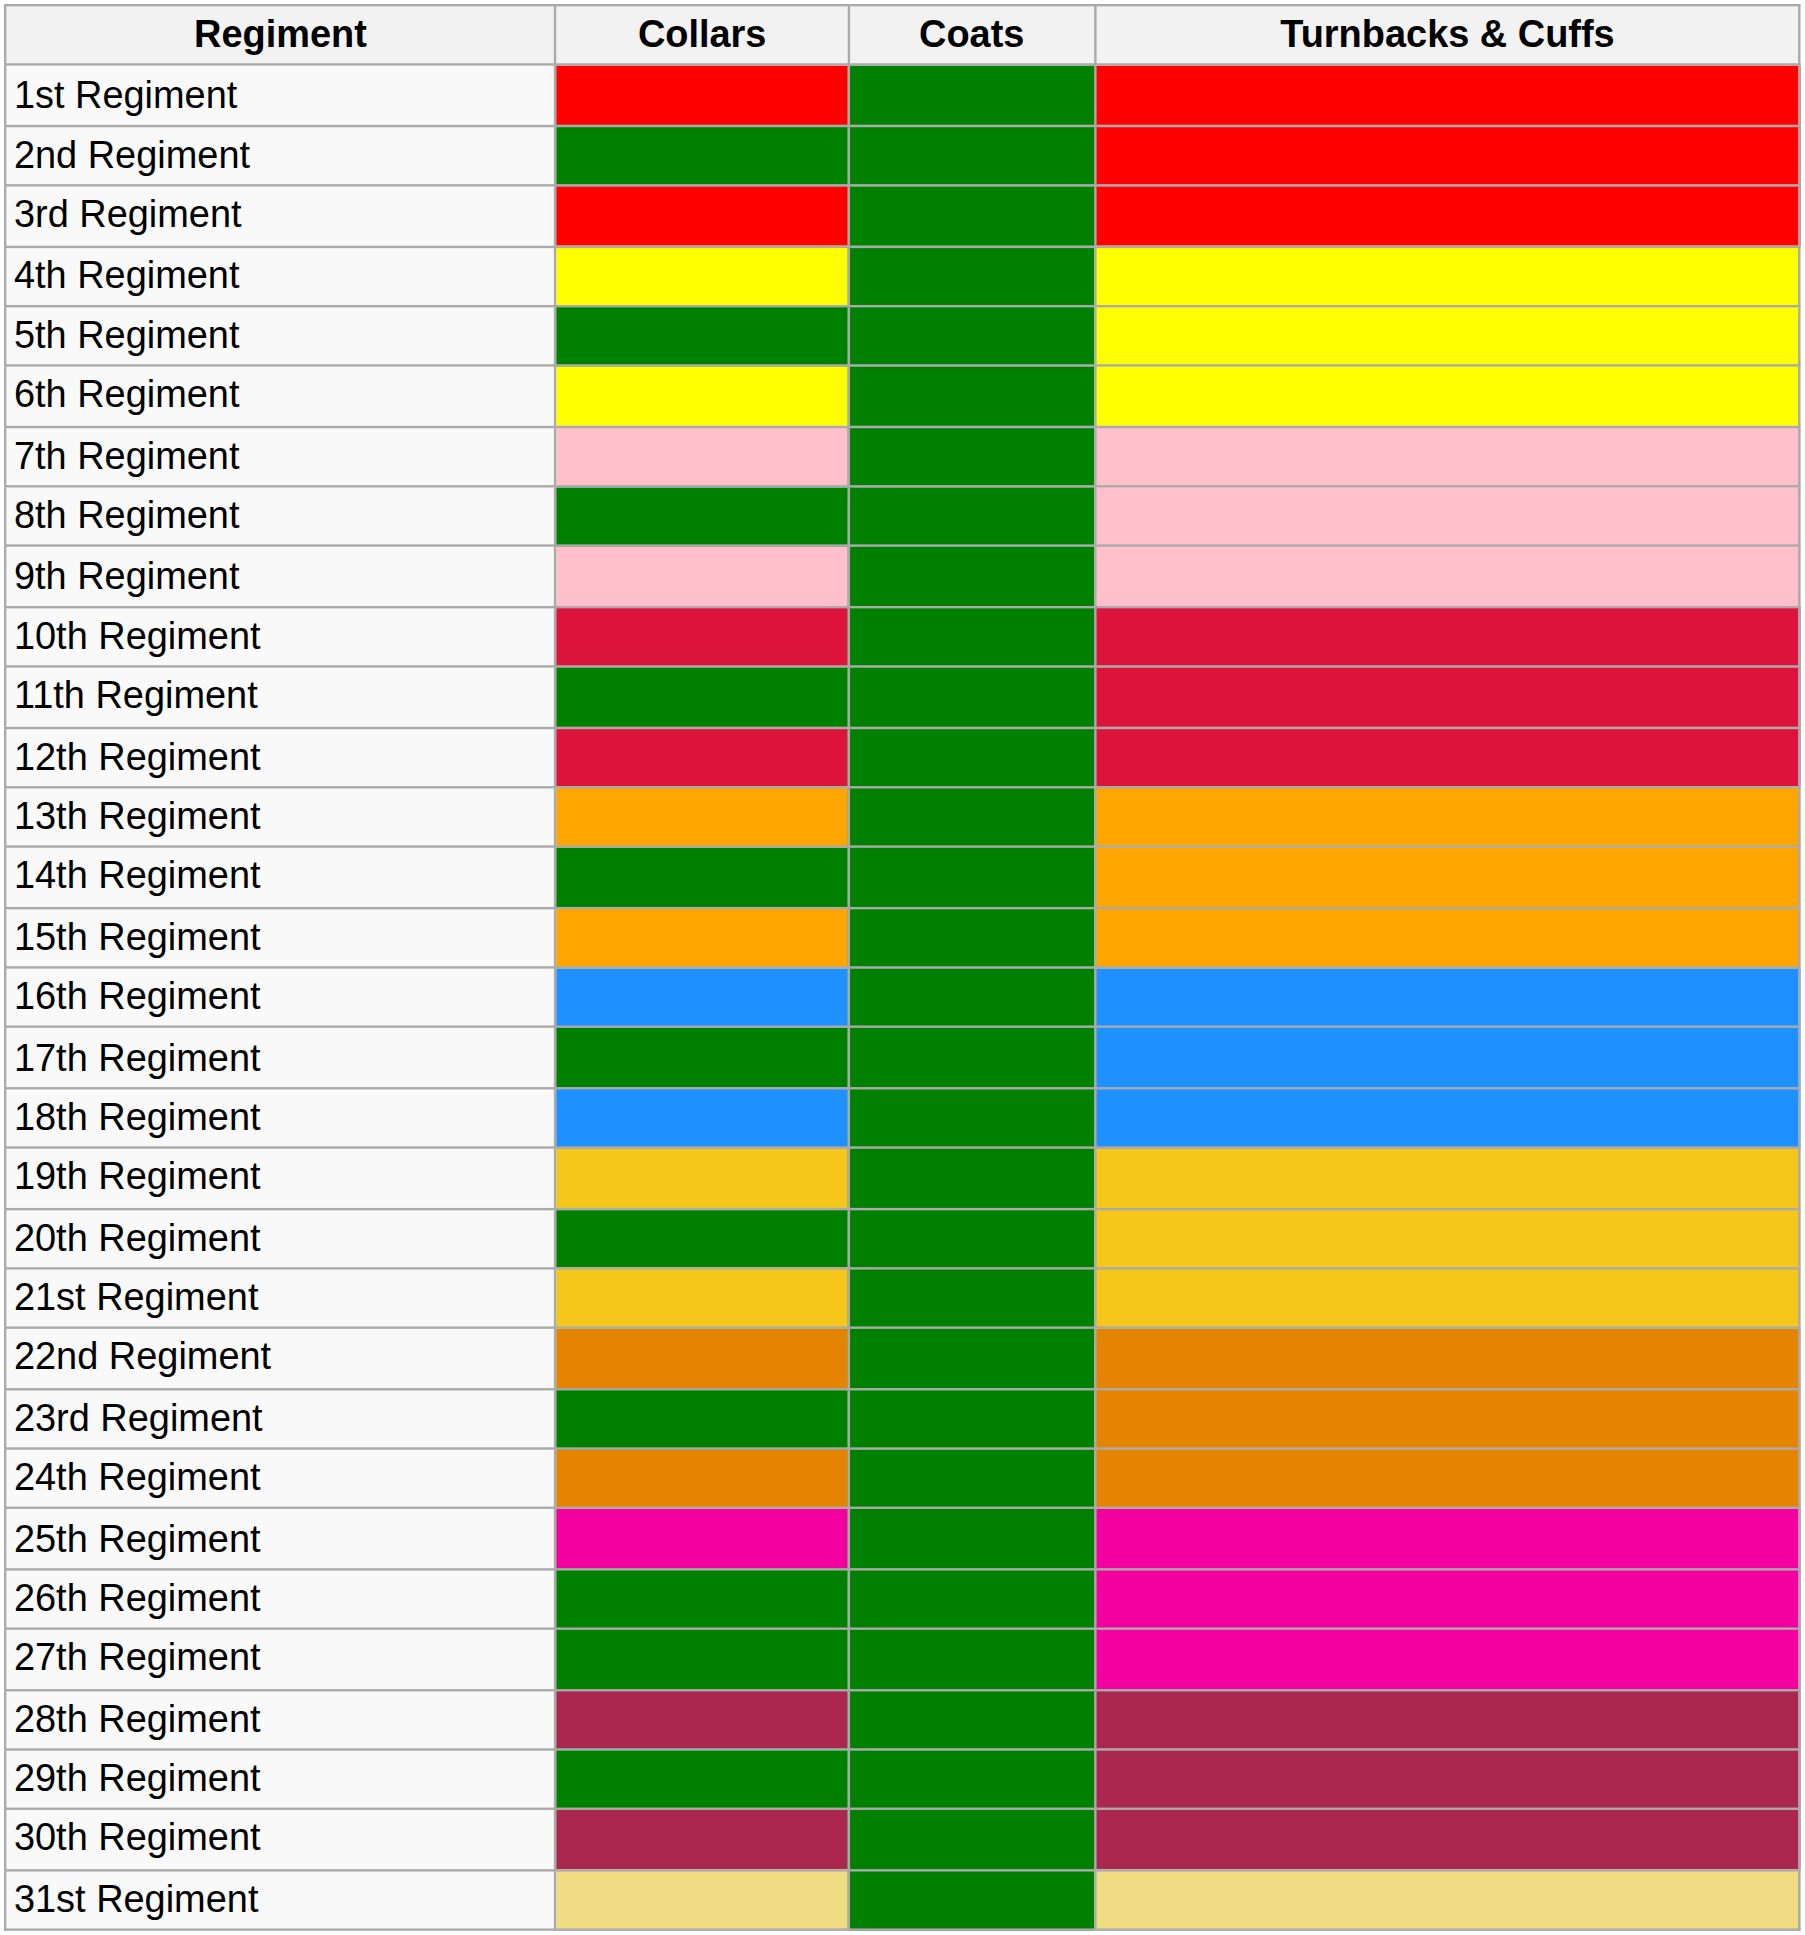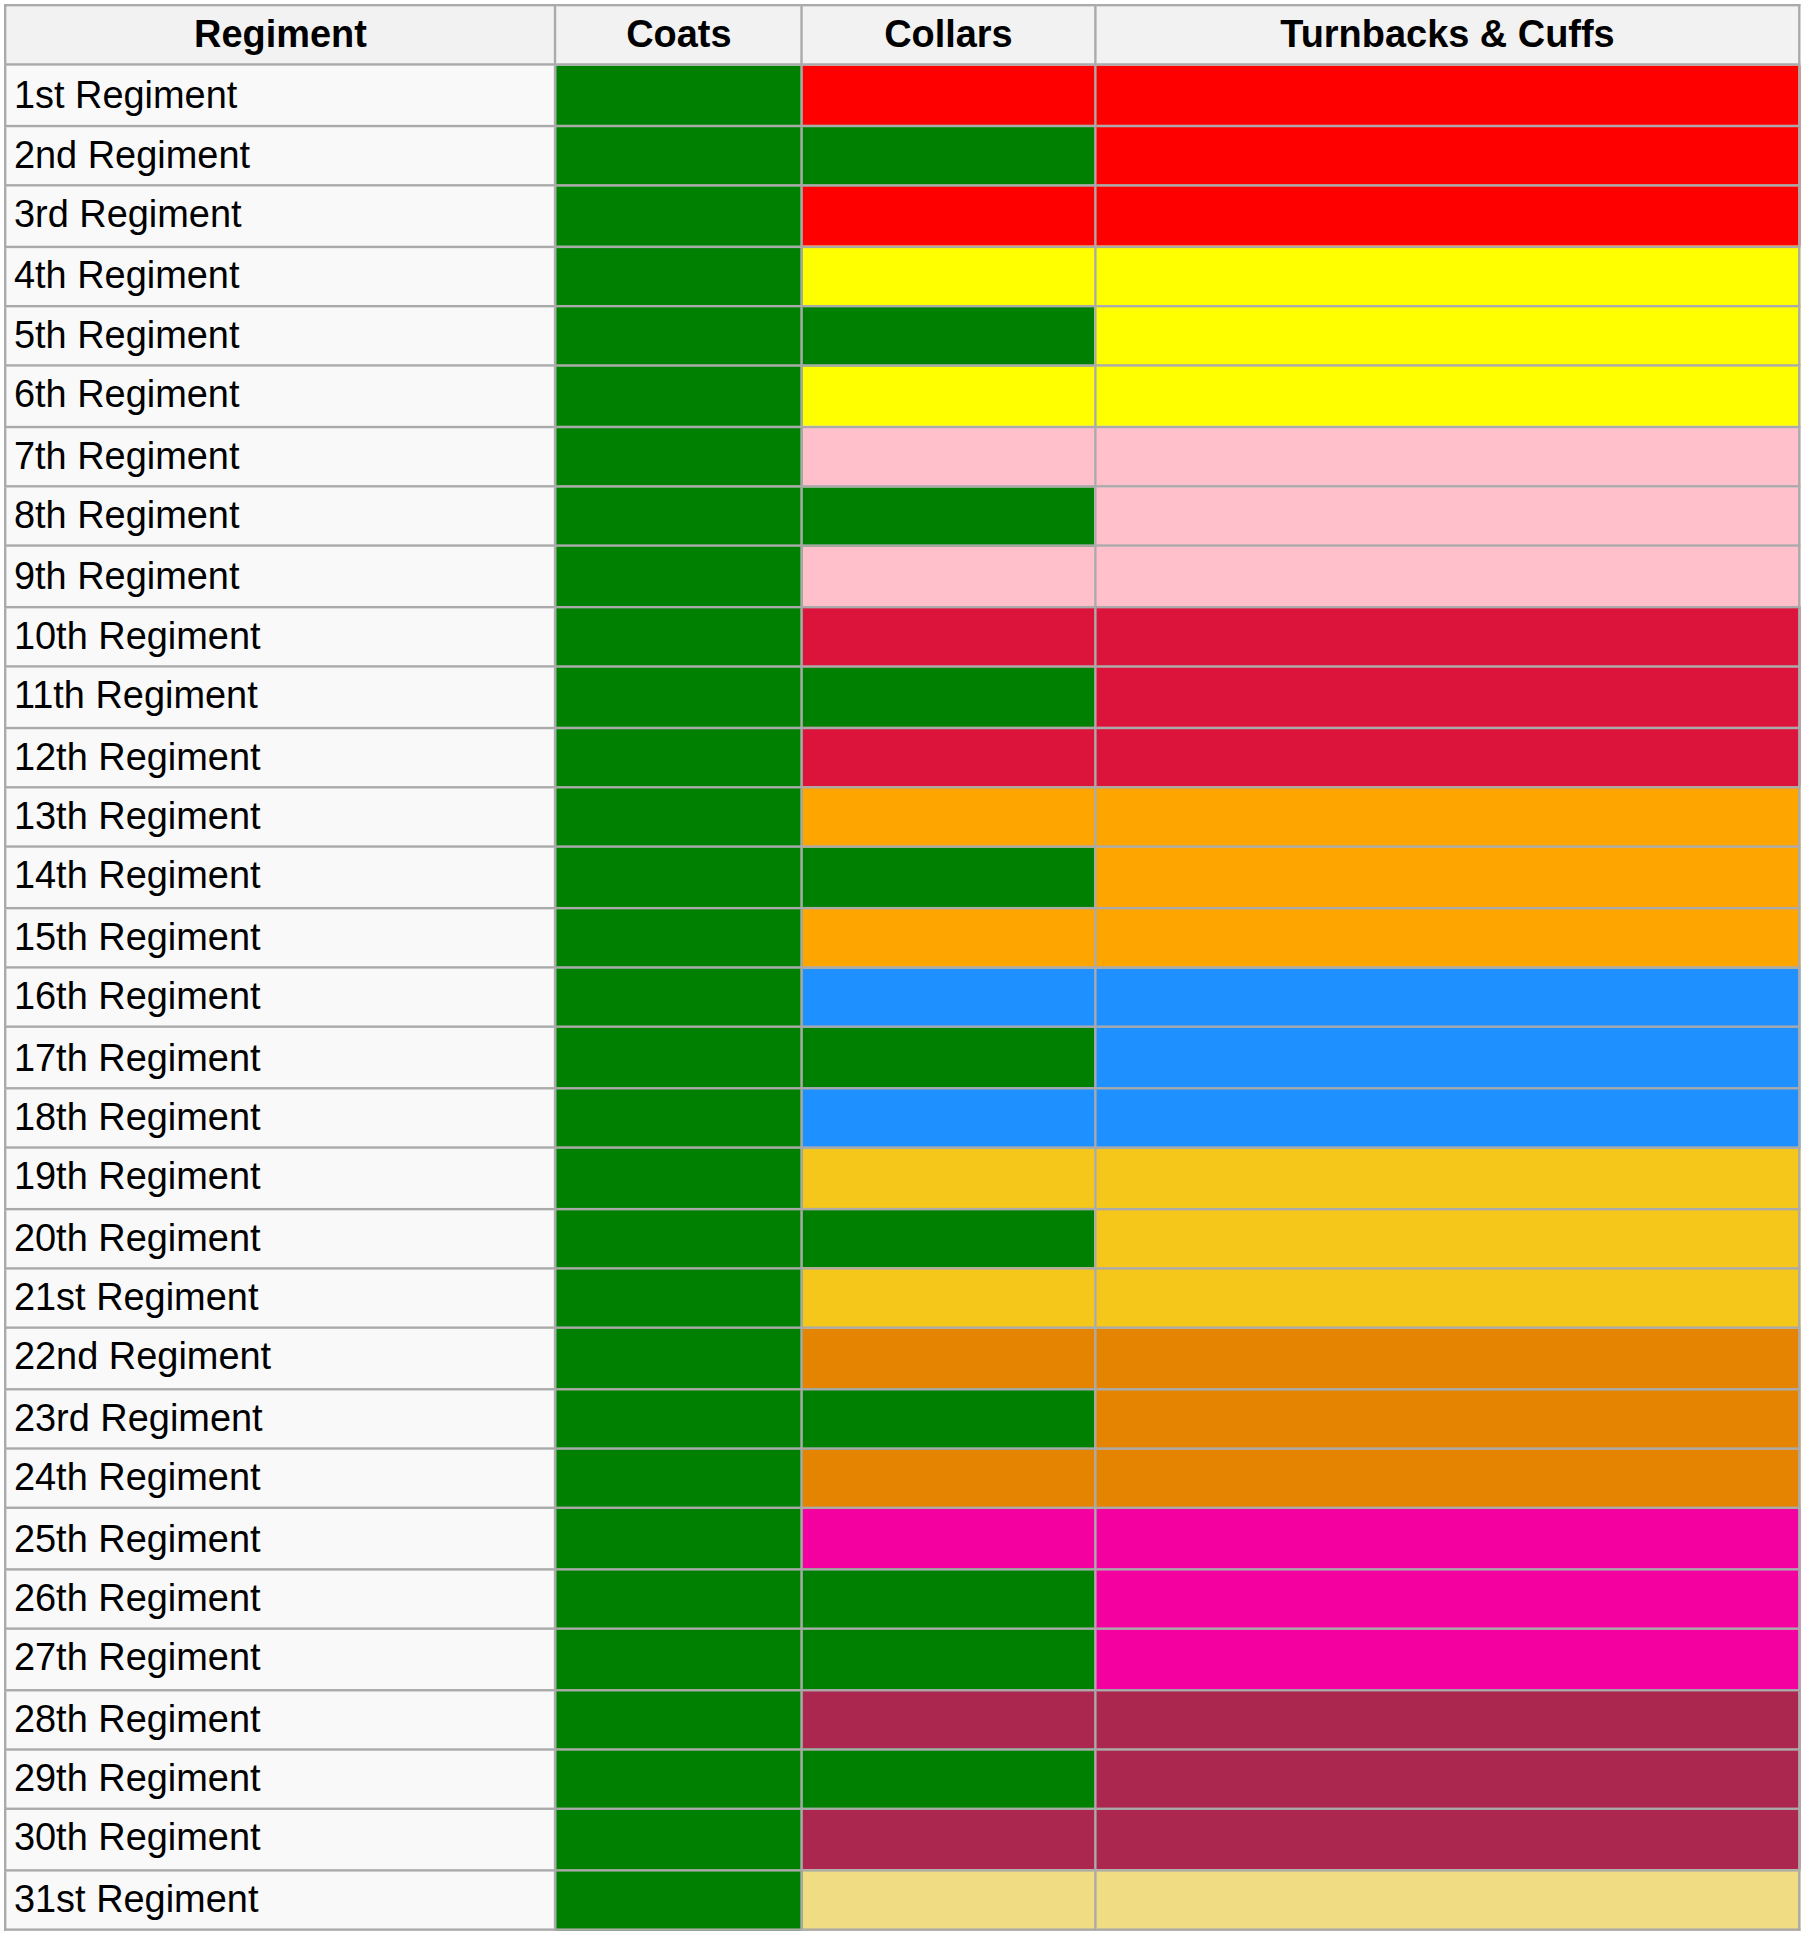columns swapped: (972, 34) <-> (702, 34)
